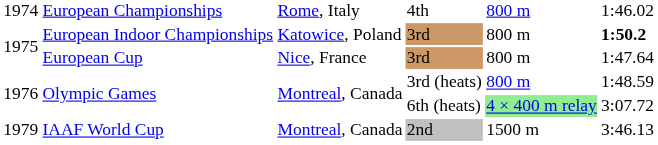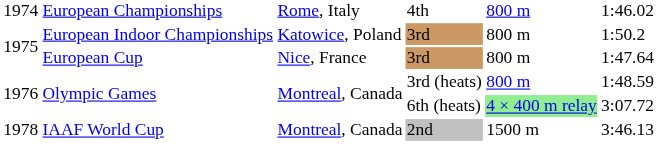(624, 34) bold -> (623, 34) normal
(21, 129) 1979 -> (21, 129) 1978
